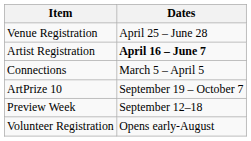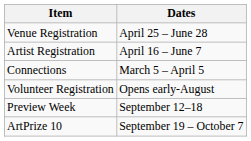(163, 51) bold -> (160, 51) normal
rows swapped: (60, 126) <-> (35, 88)
